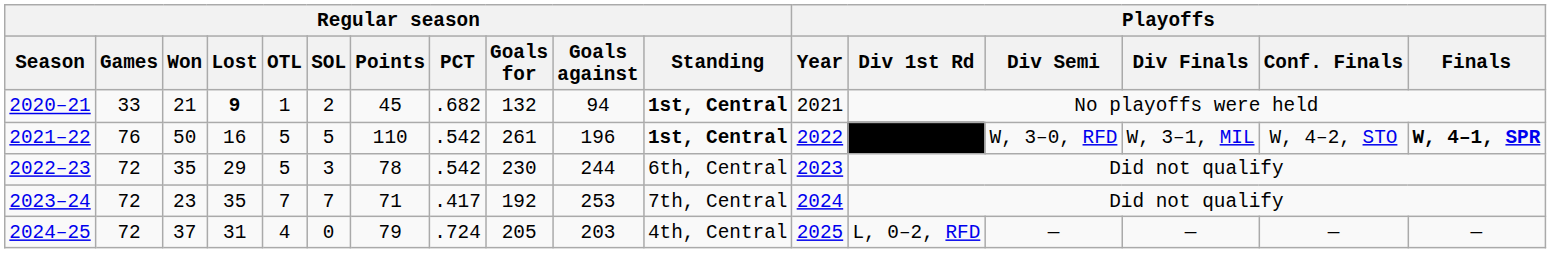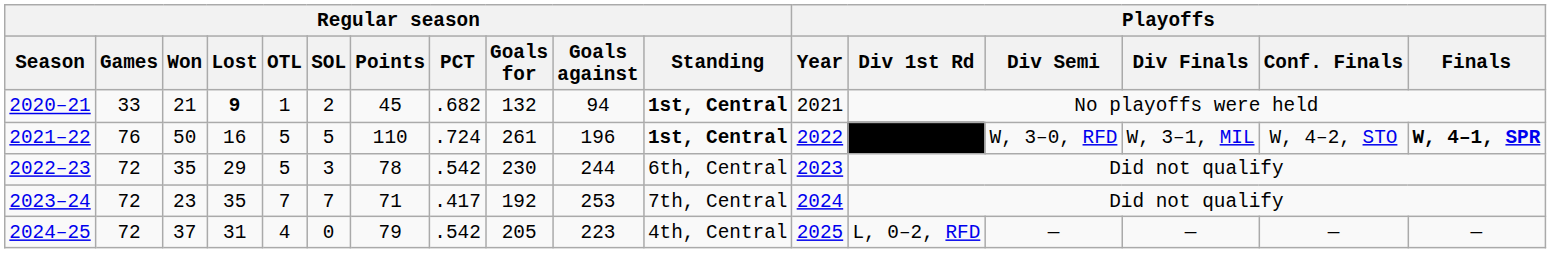(458, 138) .542 -> (458, 138) .724
(458, 232) .724 -> (458, 232) .542
(598, 232) 203 -> (598, 232) 223
